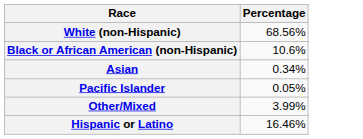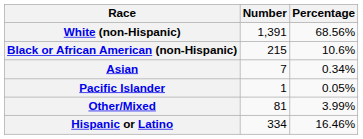+ column: (265, 13)
